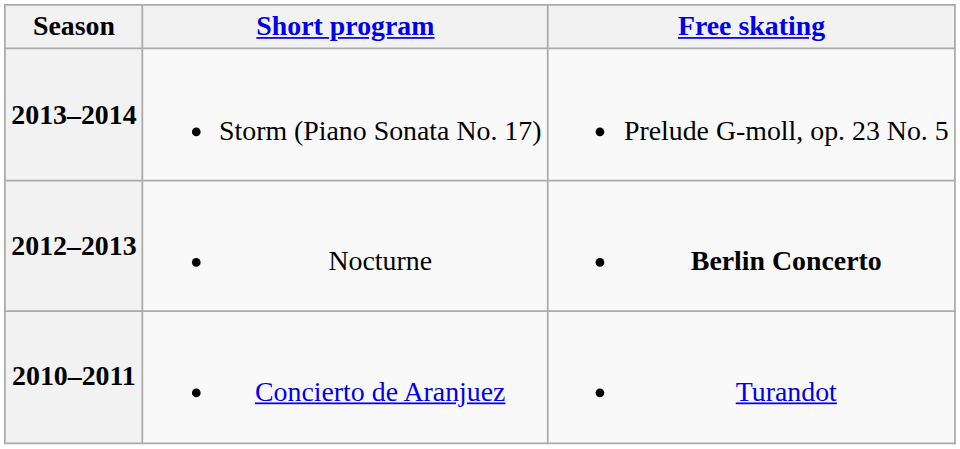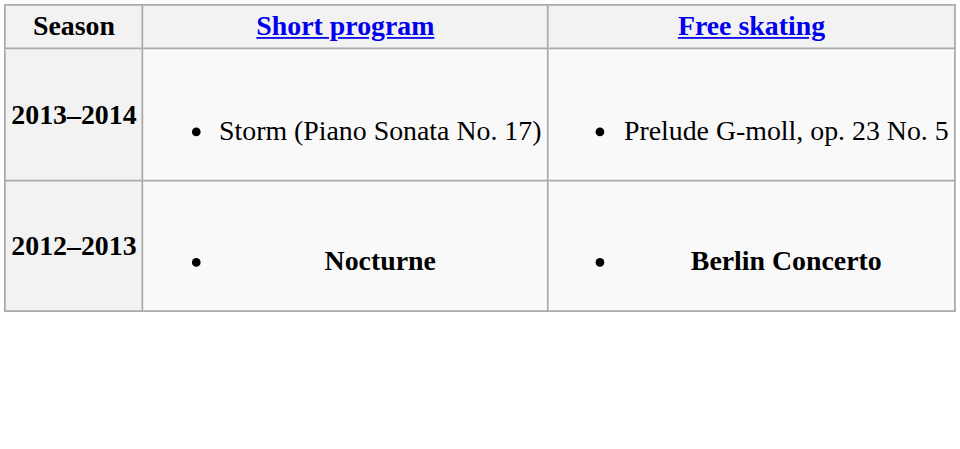(345, 261) normal -> (345, 261) bold
- row: (74, 376)
